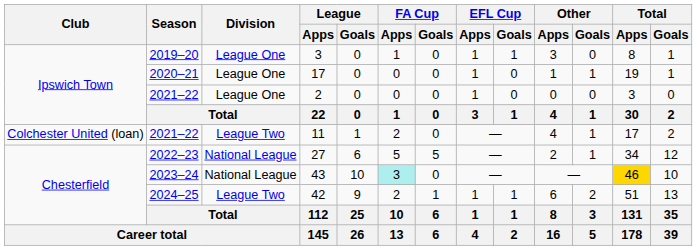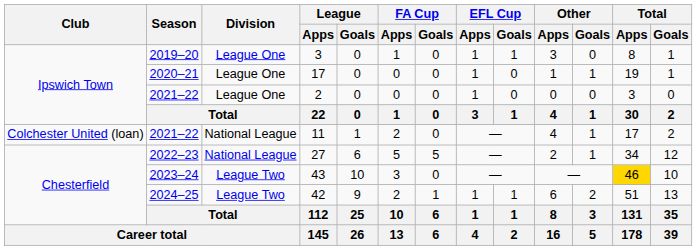(251, 134) League Two -> (251, 134) National League
(251, 174) National League -> (251, 174) League Two
(397, 174) paleturquoise background -> (397, 174) no background
